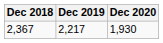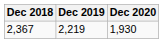(72, 30) 2,217 -> (72, 30) 2,219
